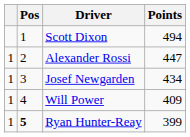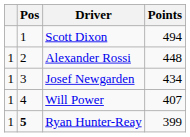(172, 57) 447 -> (172, 57) 448
(172, 100) 409 -> (172, 100) 407
